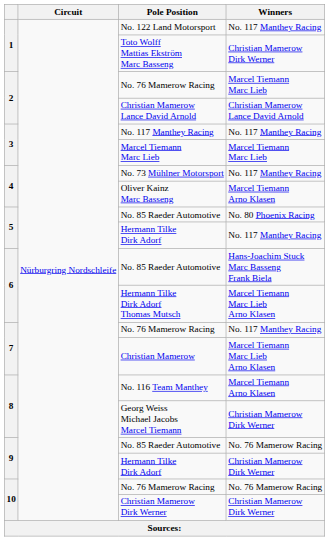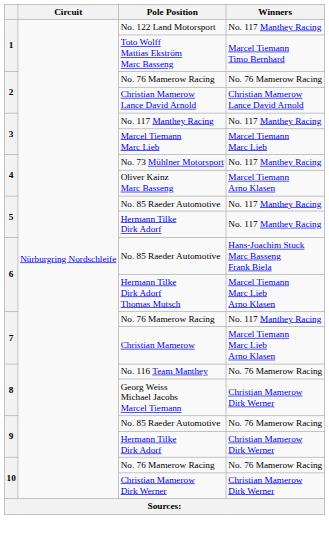(265, 53) Christian Mamerow Dirk Werner -> (259, 53) Marcel Tiemann Timo Bernhard
(259, 84) Marcel Tiemann Marc Lieb -> (275, 79) No. 76 Mamerow Racing
(271, 214) No. 80 Phoenix Racing -> (275, 203) No. 117 Manthey Racing
(259, 387) Marcel Tiemann Arno Klasen -> (275, 371) No. 76 Mamerow Racing
